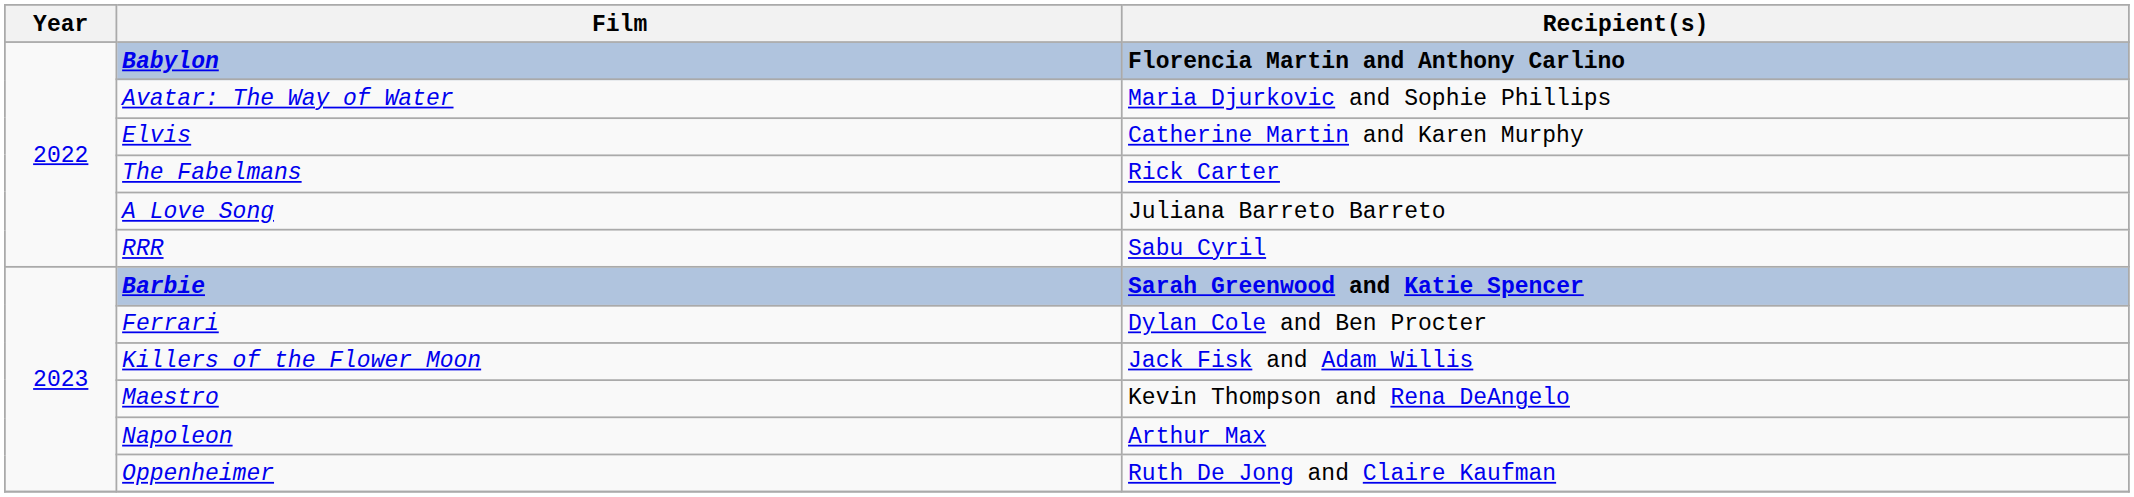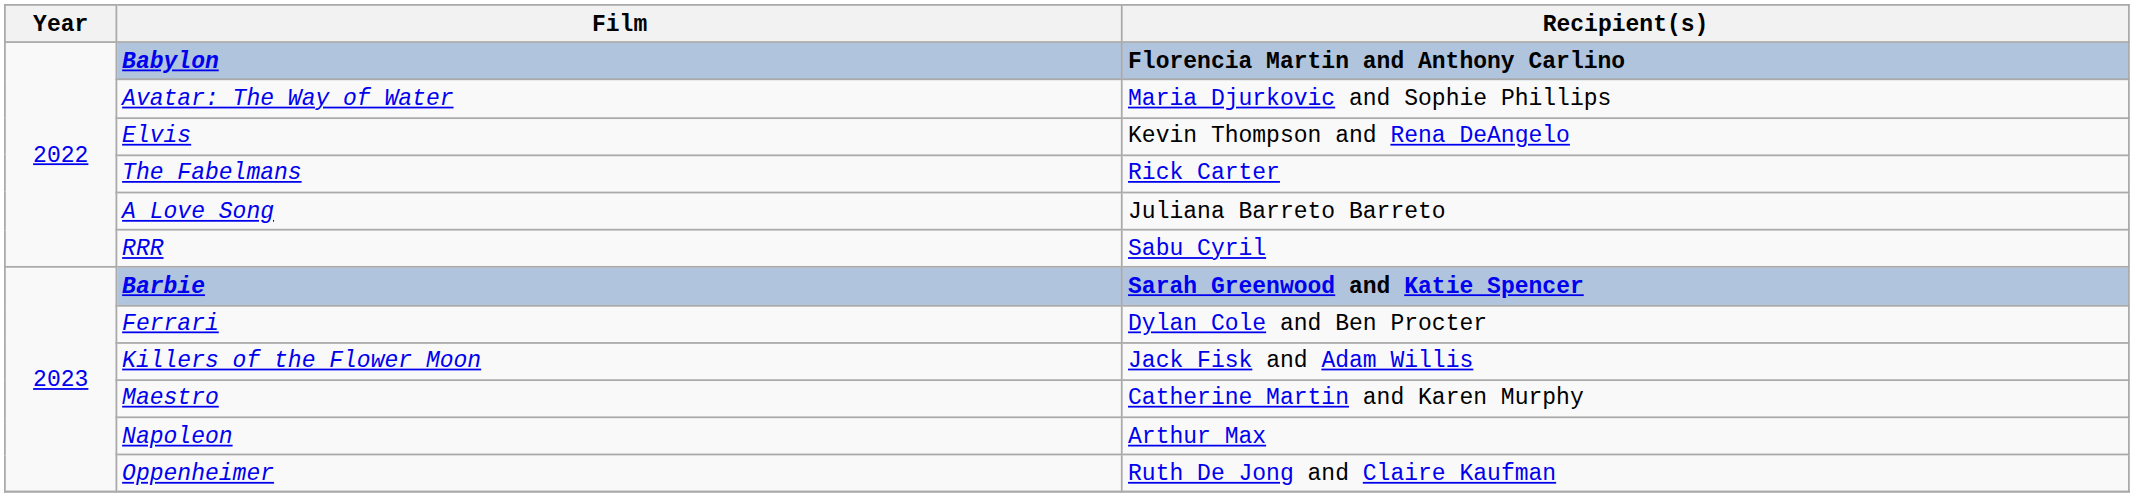(1356, 136) Catherine Martin and Karen Murphy -> (1349, 136) Kevin Thompson and Rena DeAngelo
(1349, 399) Kevin Thompson and Rena DeAngelo -> (1356, 399) Catherine Martin and Karen Murphy
